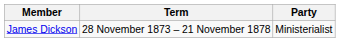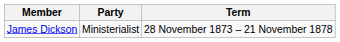columns swapped: (304, 12) <-> (176, 12)
